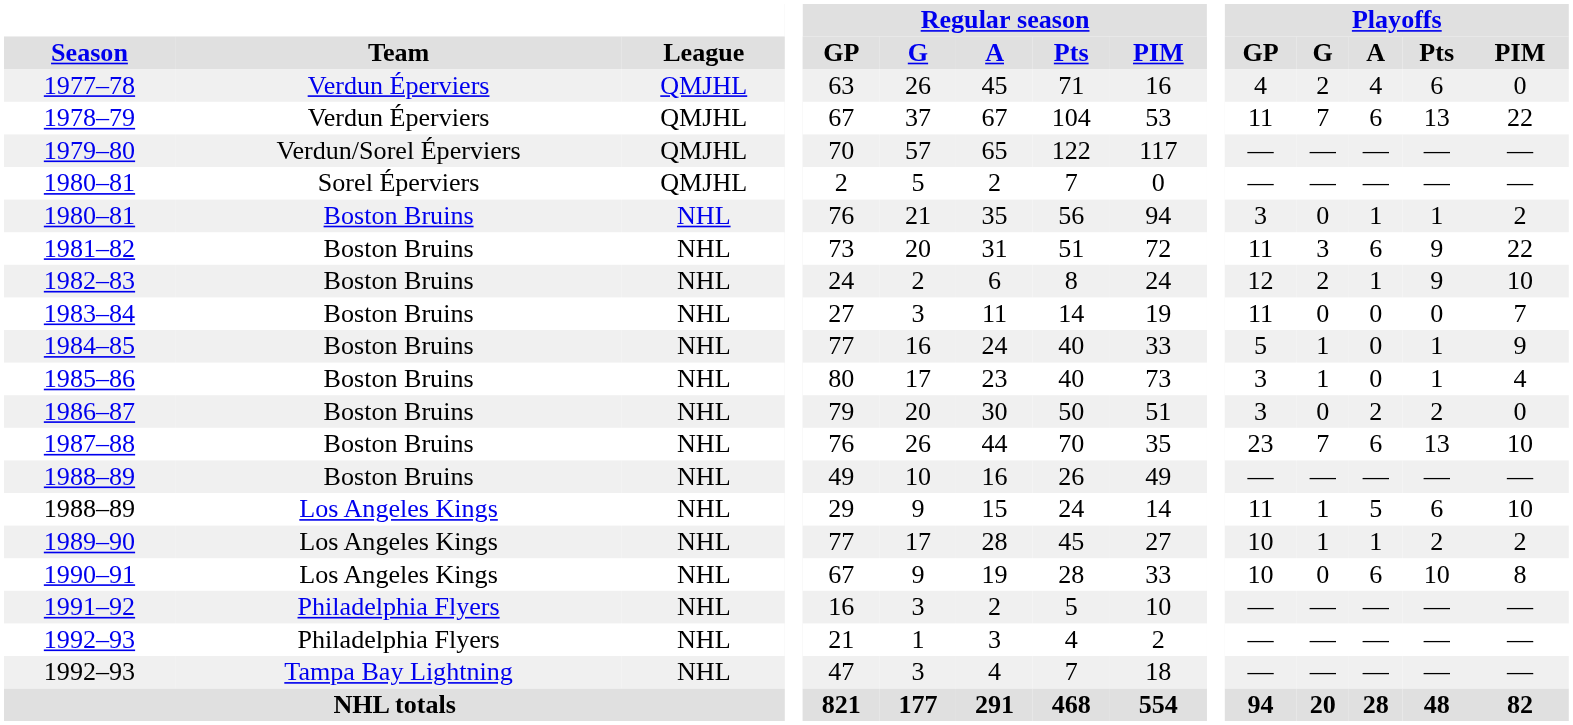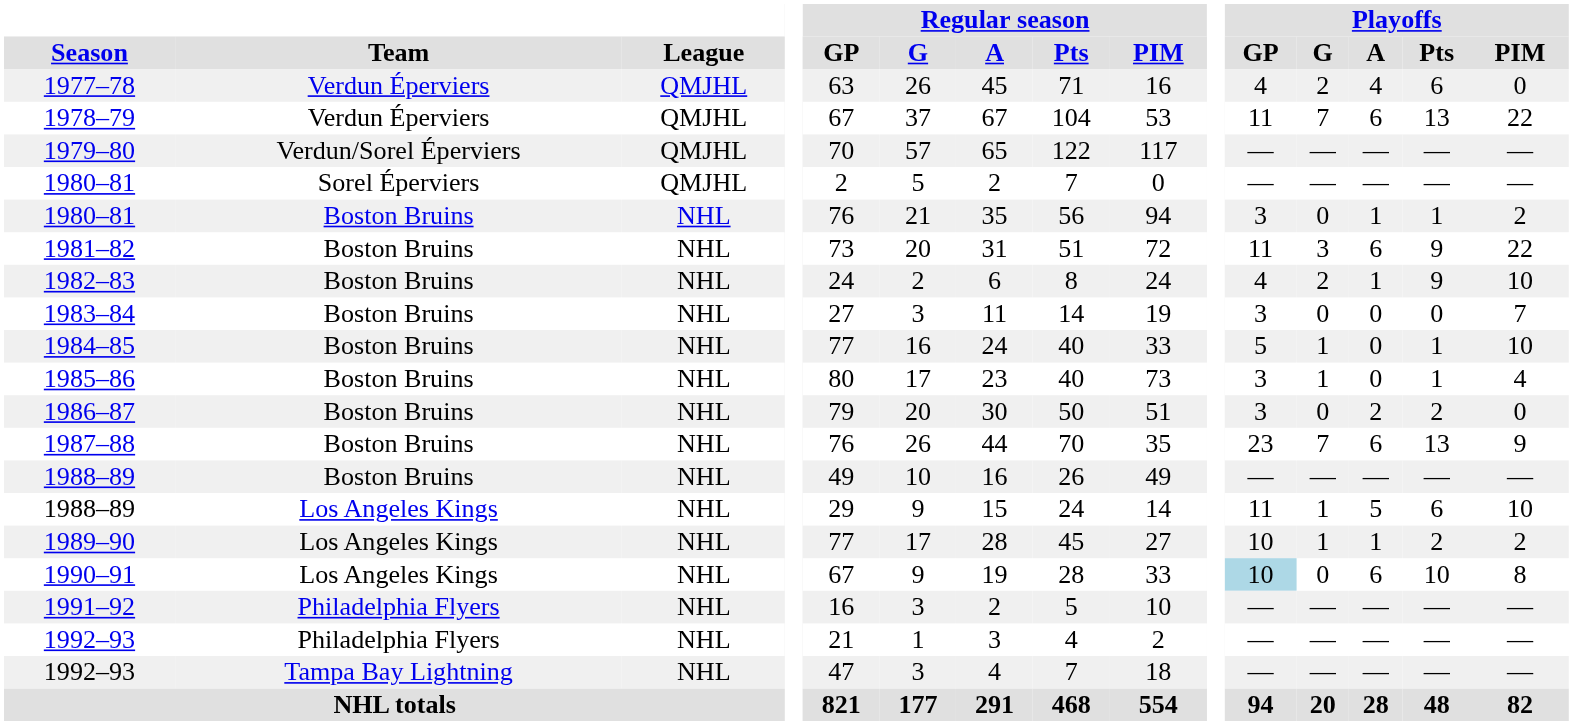(1261, 280) 12 -> (1261, 280) 4
(1261, 313) 11 -> (1261, 313) 3
(1520, 345) 9 -> (1520, 345) 10
(1520, 443) 10 -> (1520, 443) 9
(1261, 574) no background -> (1261, 574) lightblue background
